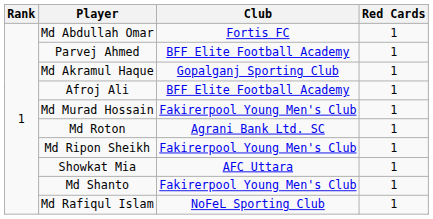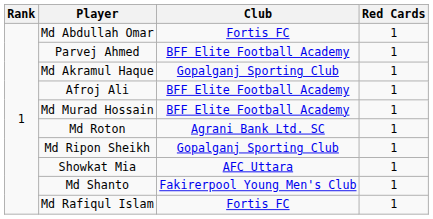(258, 109) Fakirerpool Young Men's Club -> (258, 109) BFF Elite Football Academy
(258, 147) Fakirerpool Young Men's Club -> (258, 147) Gopalganj Sporting Club
(258, 205) NoFeL Sporting Club -> (258, 205) Fortis FC
